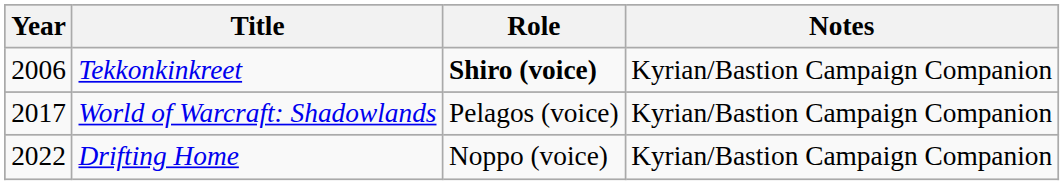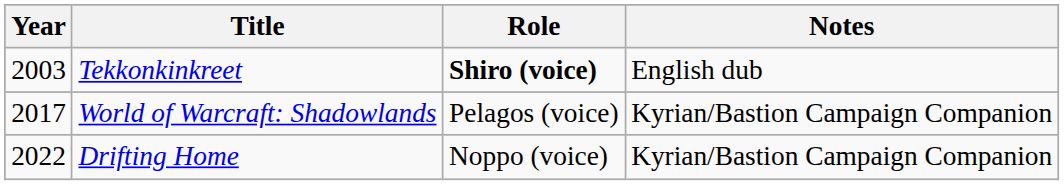(39, 69) 2006 -> (39, 69) 2003
(842, 69) Kyrian/Bastion Campaign Companion -> (697, 69) English dub
